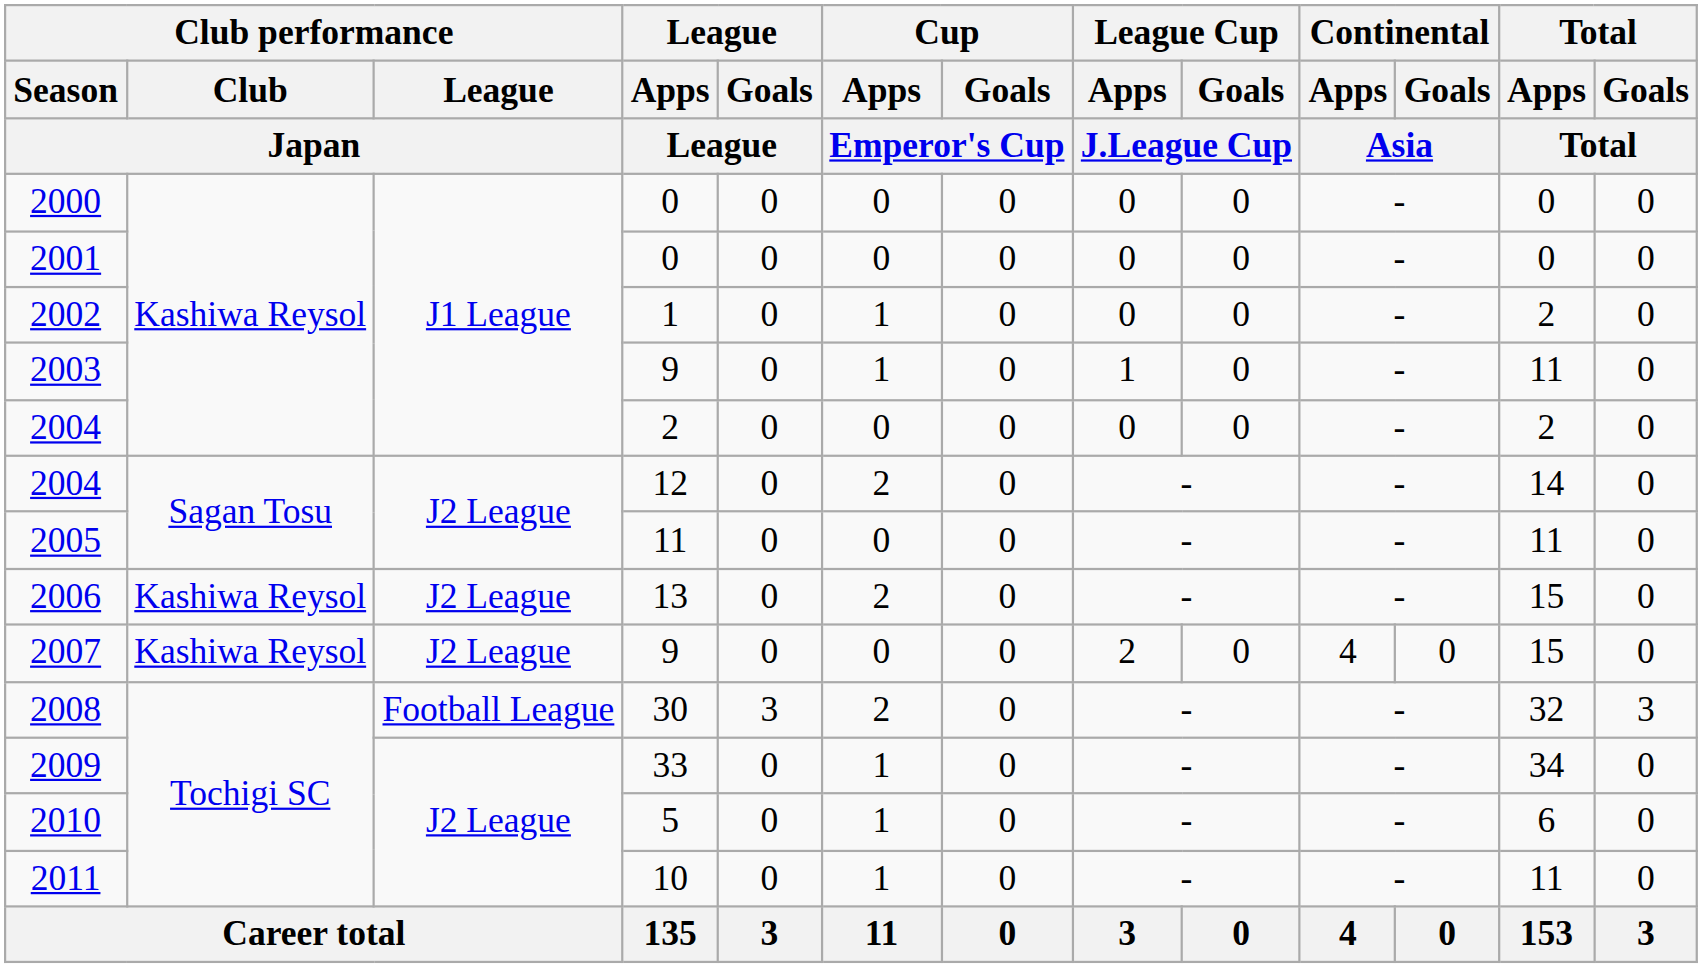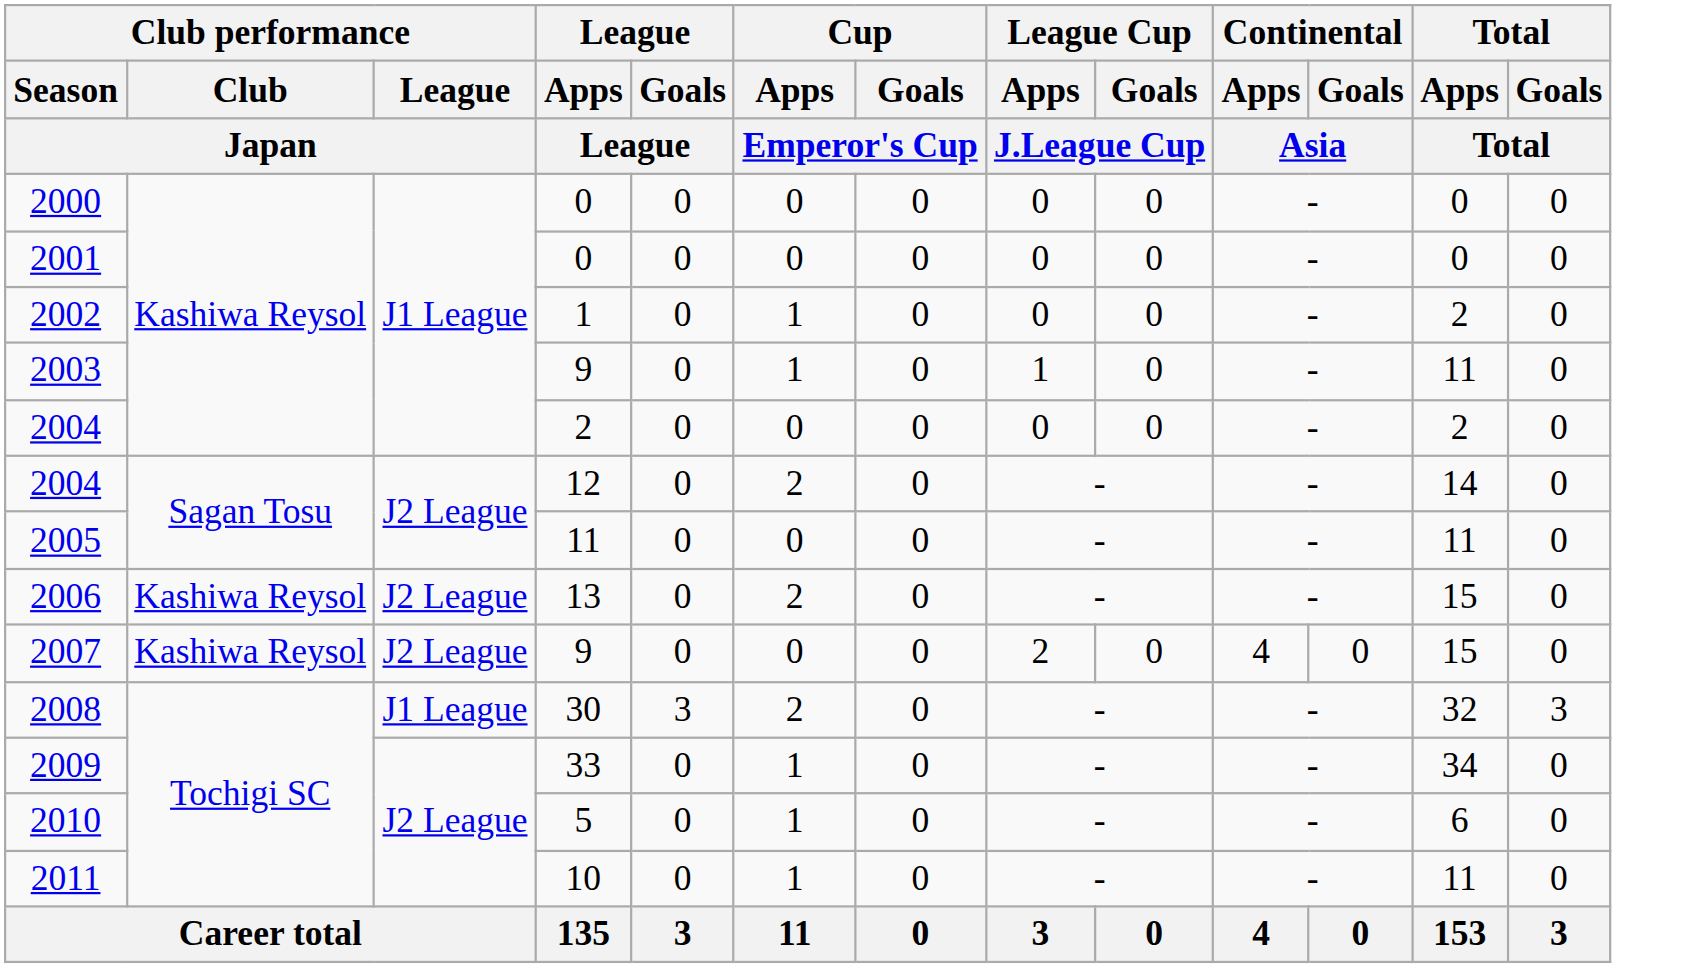(498, 708) Football League -> (455, 708) J1 League
